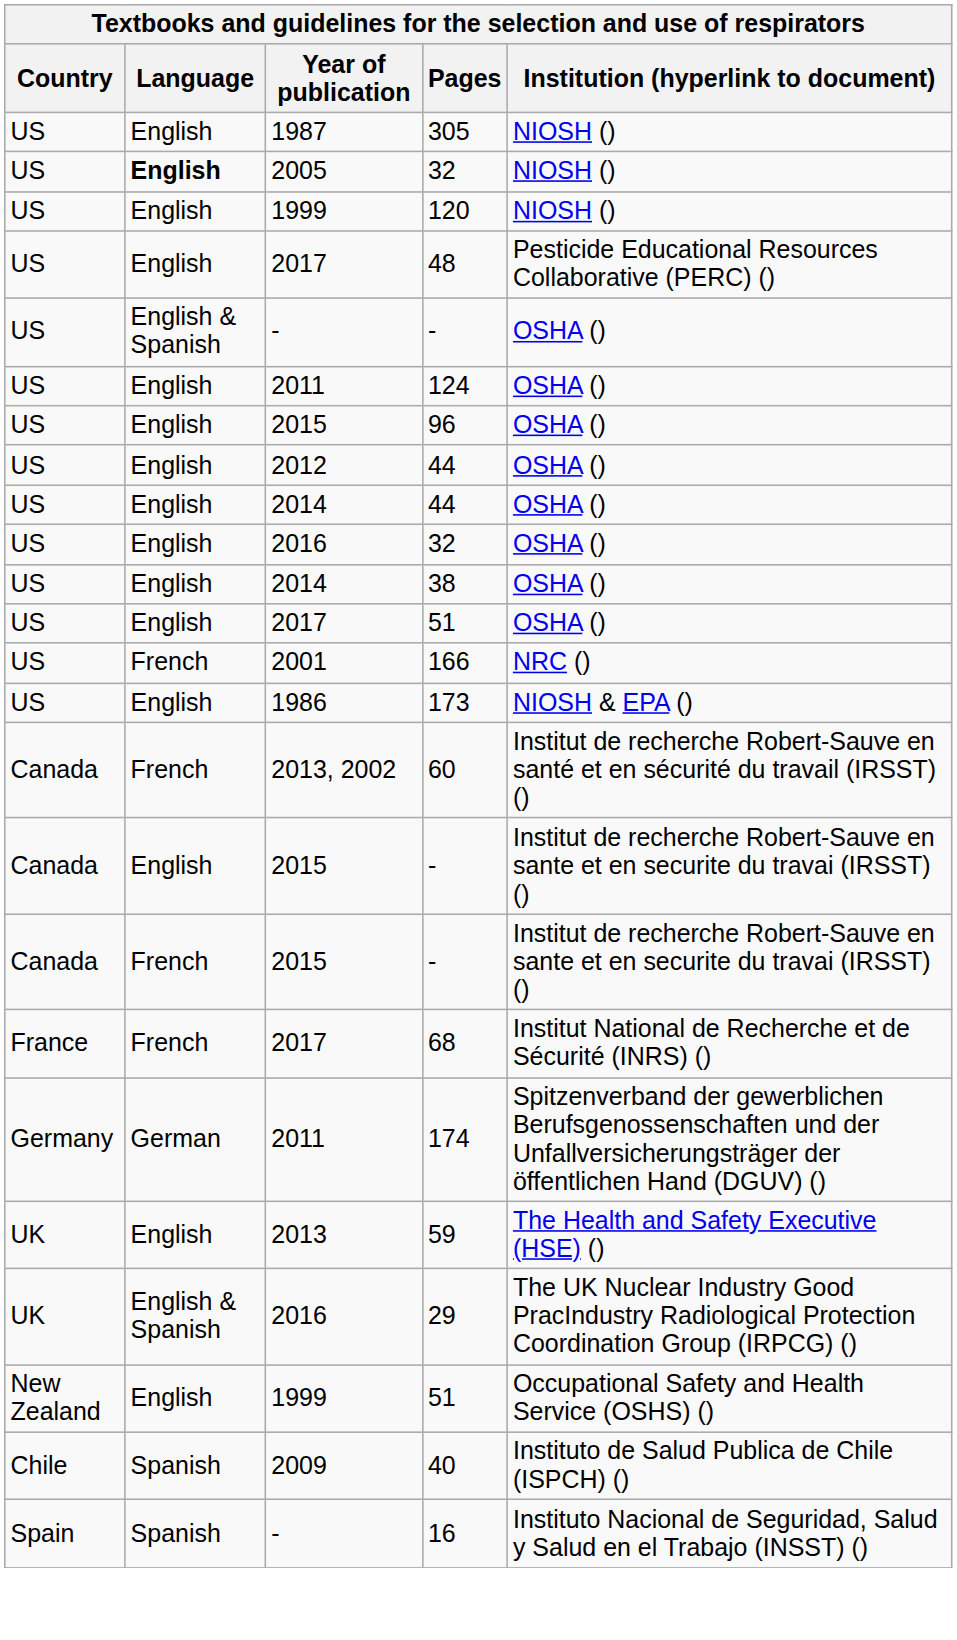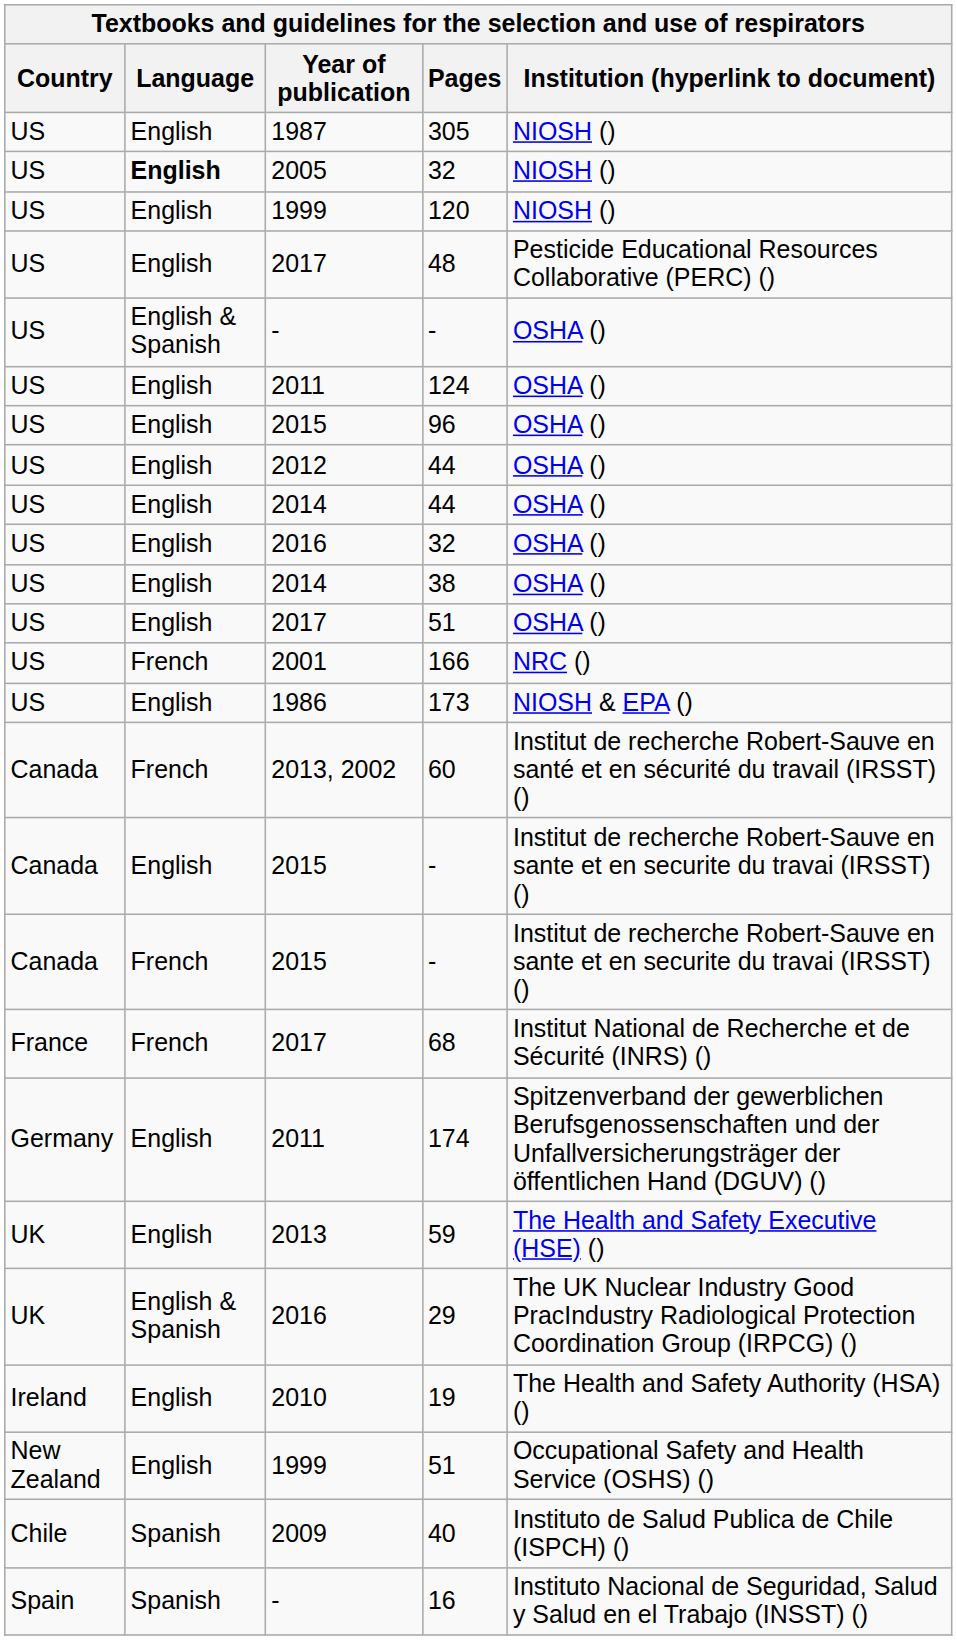(176, 1138) German -> (172, 1138) English
+ row: (299, 1398)
